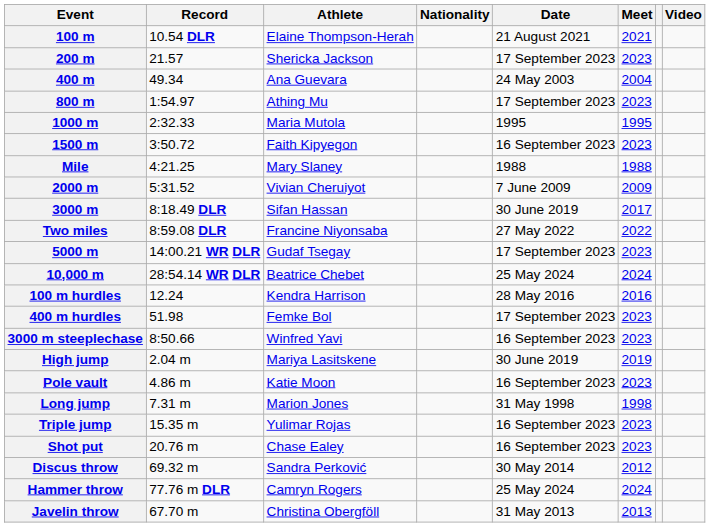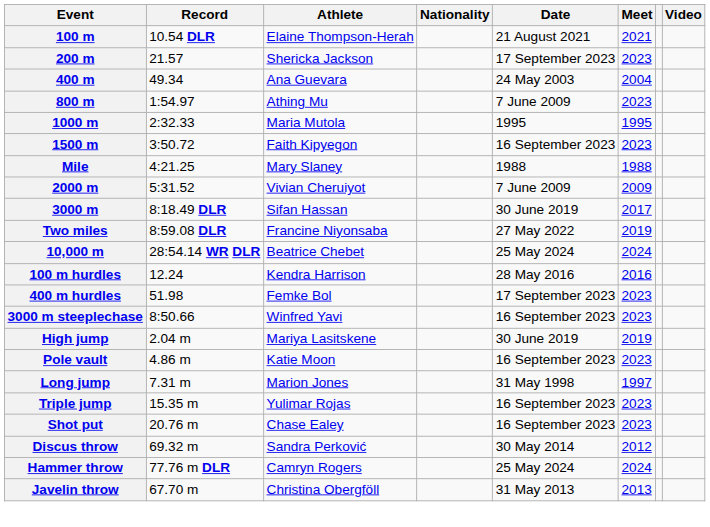(556, 101) 17 September 2023 -> (533, 101) 7 June 2009
(637, 230) 2022 -> (637, 230) 2019
- row: (75, 252)
(637, 403) 1998 -> (637, 381) 1997
